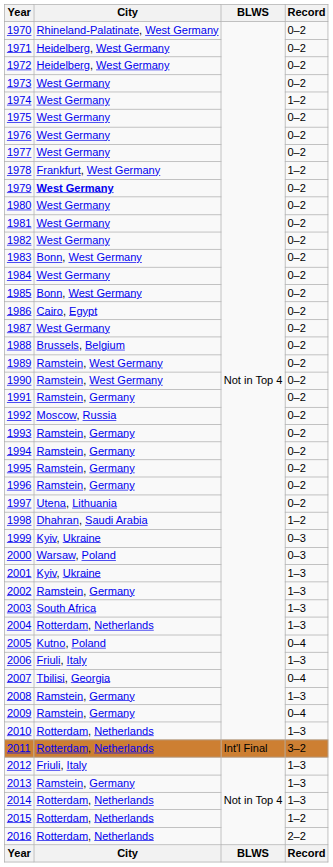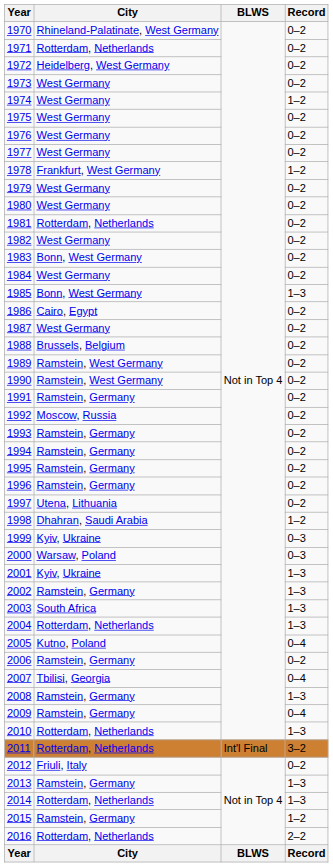(103, 48) Heidelberg, West Germany -> (95, 48) Rotterdam, Netherlands
(75, 188) bold -> (73, 188) normal
(73, 223) West Germany -> (95, 223) Rotterdam, Netherlands
(297, 293) 0–2 -> (297, 293) 1–3
(62, 661) Friuli, Italy -> (86, 661) Ramstein, Germany
(297, 661) 1–3 -> (297, 661) 0–2
(297, 766) 1–3 -> (297, 766) 0–2
(95, 818) Rotterdam, Netherlands -> (86, 818) Ramstein, Germany
